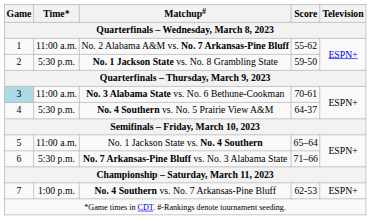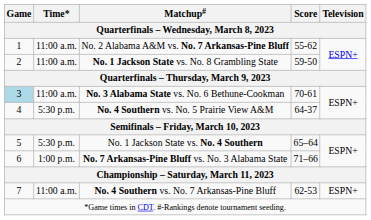(56, 62) 5:30 p.m. -> (56, 62) 11:00 a.m.
(56, 142) 11:00 a.m. -> (56, 142) 5:30 p.m.
(56, 159) 5:30 p.m. -> (56, 159) 1:00 p.m.
(56, 191) 1:00 p.m. -> (56, 191) 11:00 a.m.
